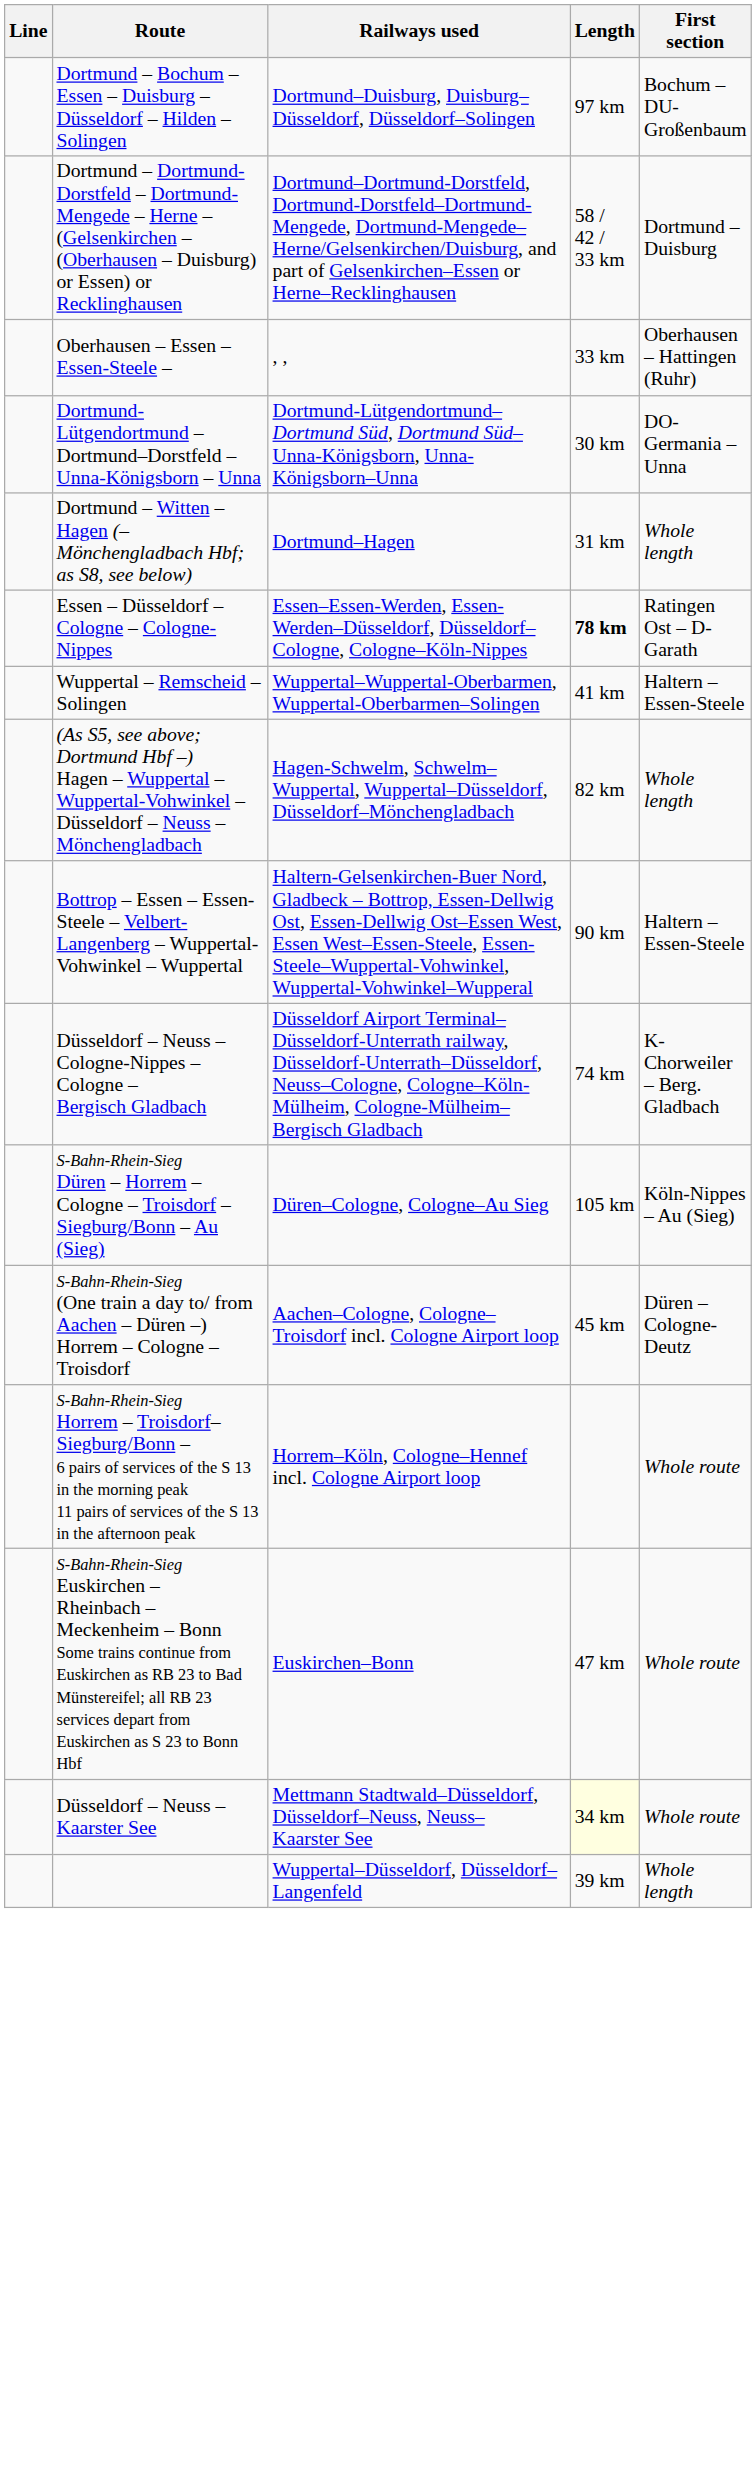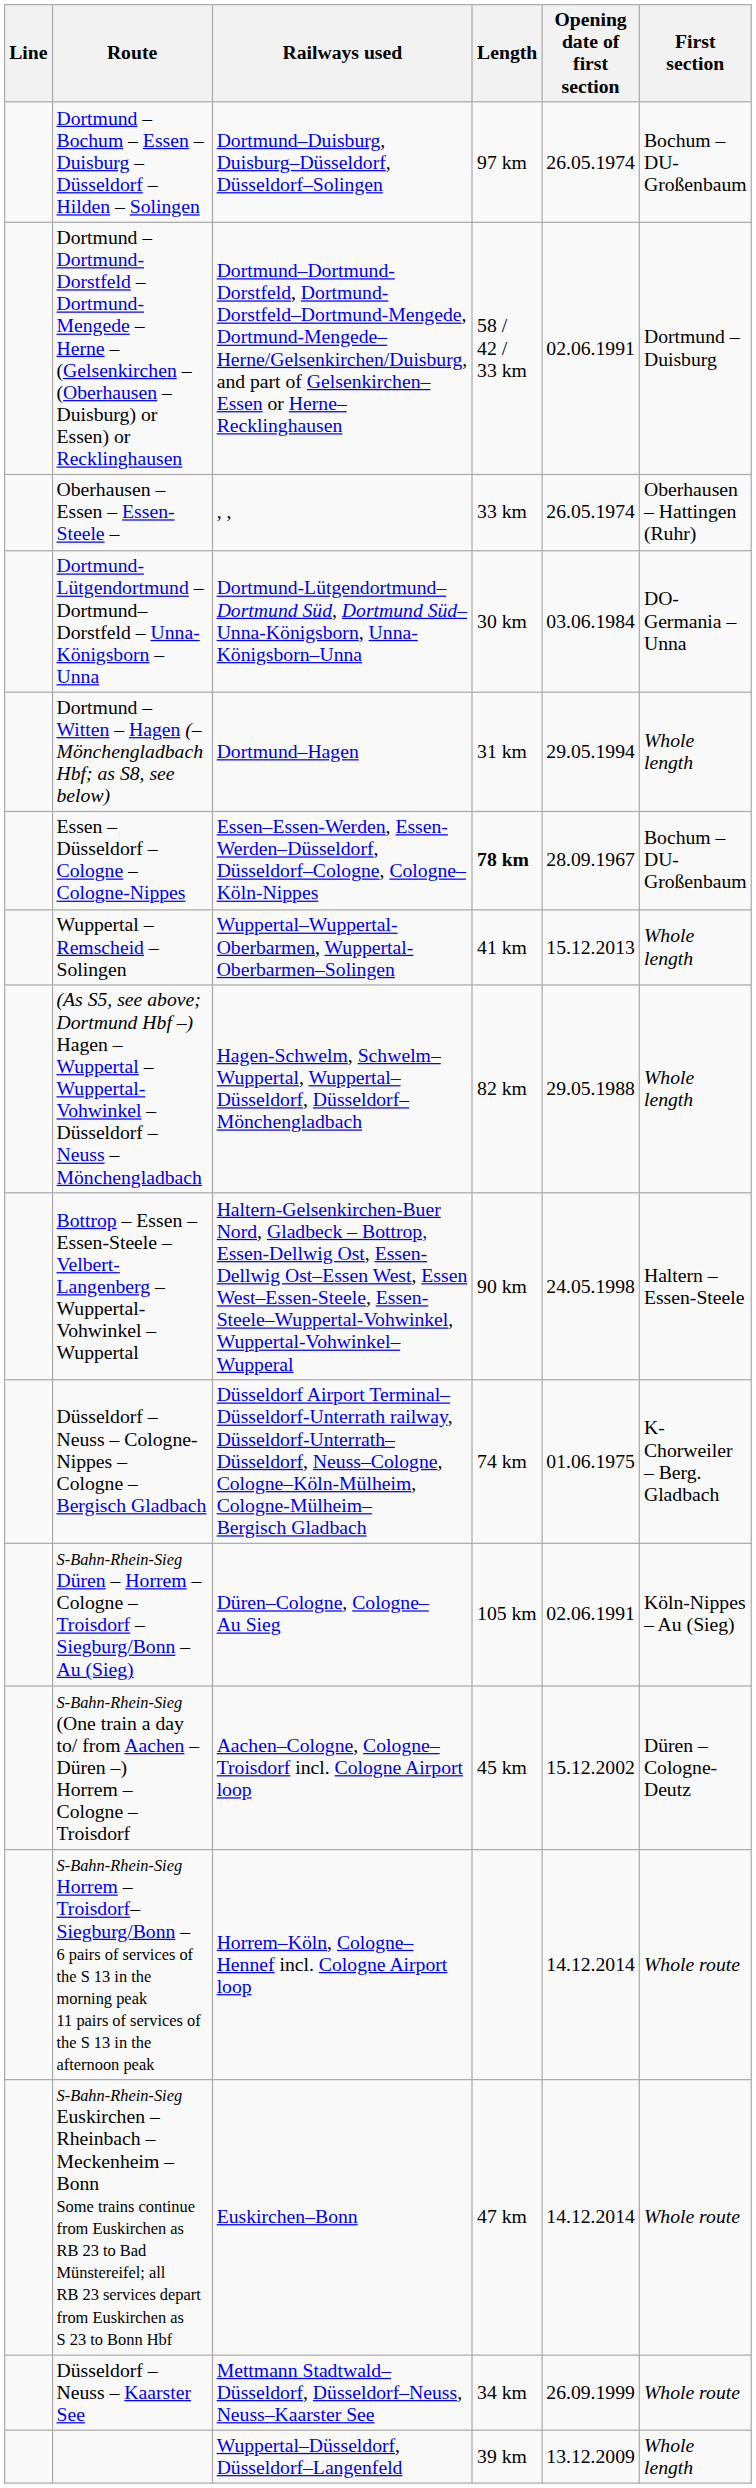+ column: (591, 53)
(679, 628) Ratingen Ost – D-Garath -> (695, 860) Bochum – DU-Großenbaum
(694, 692) Haltern – Essen-Steele -> (669, 947) Whole length
(600, 1816) lightyellow background -> (502, 2392) no background
